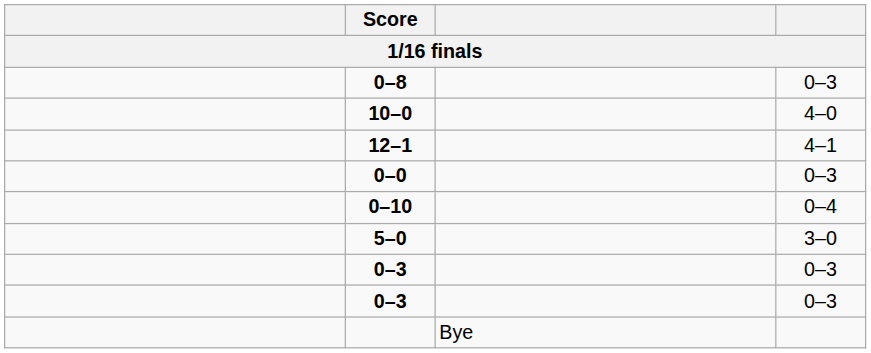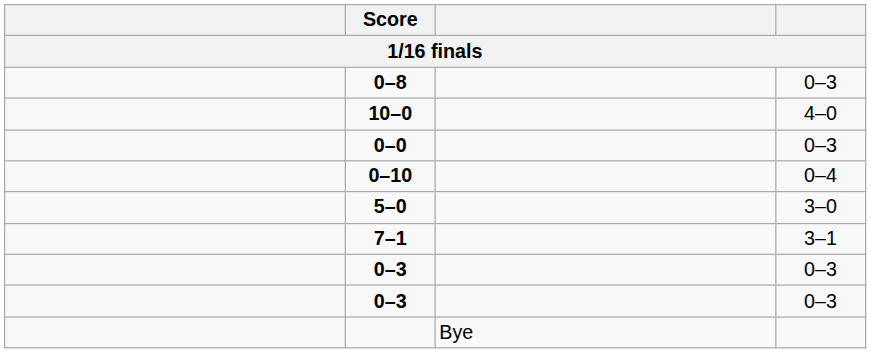- row: (390, 144)
+ row: (390, 238)
